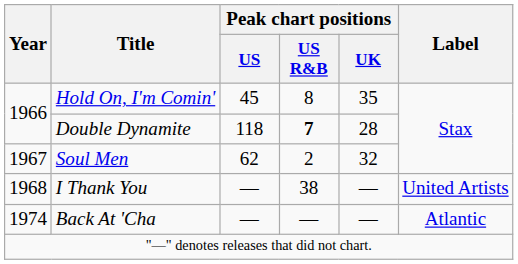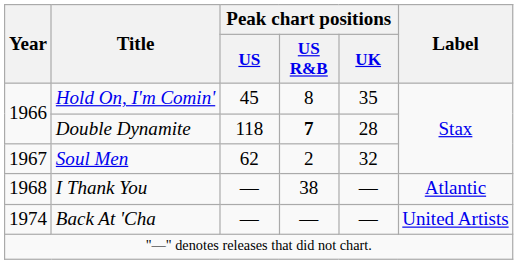(455, 188) United Artists -> (455, 188) Atlantic
(455, 219) Atlantic -> (455, 219) United Artists
